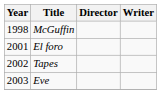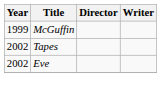(18, 30) 1998 -> (18, 30) 1999
- row: (48, 47)
(18, 81) 2003 -> (18, 64) 2002
